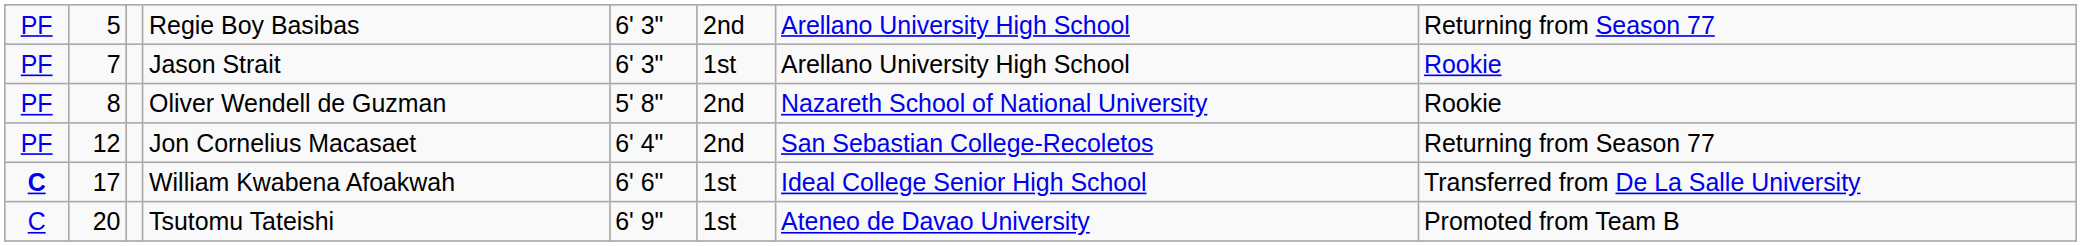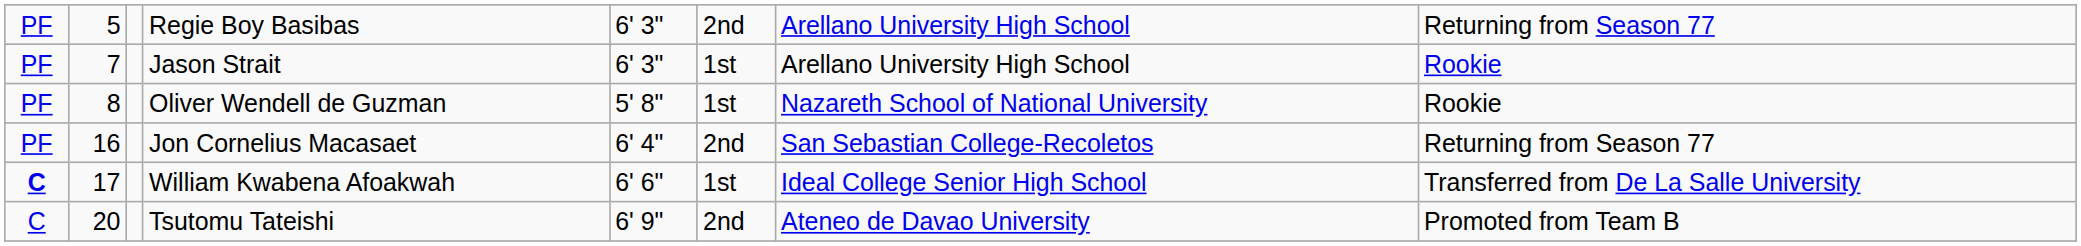(724, 104) 2nd -> (720, 104) 1st
(107, 143) 12 -> (107, 143) 16
(720, 222) 1st -> (724, 222) 2nd
